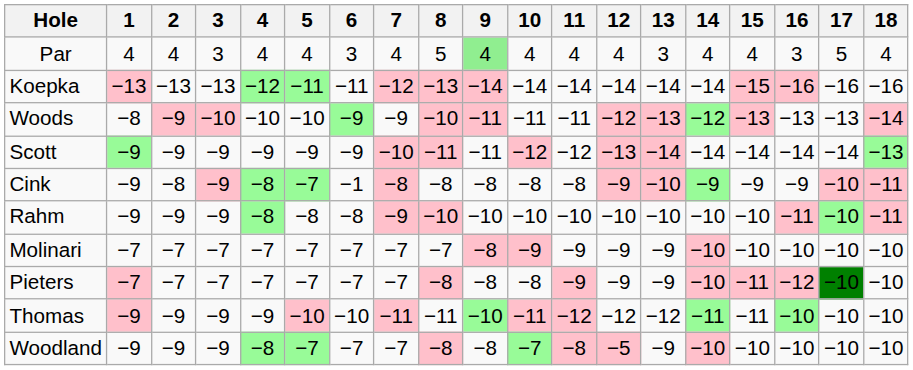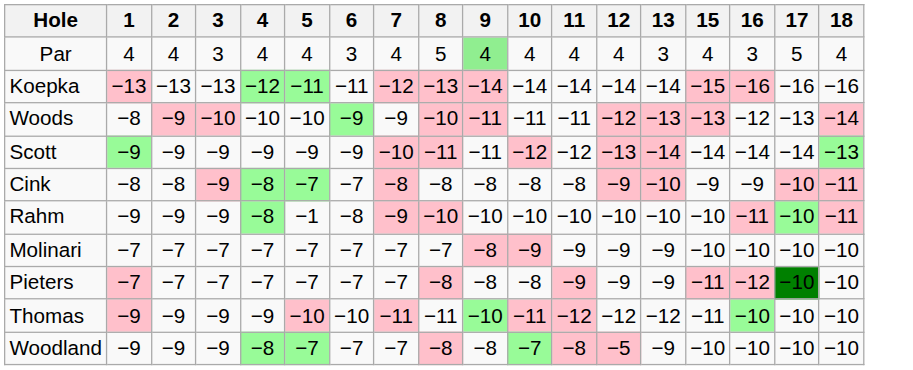- column: (708, 20)
(797, 119) −13 -> (752, 119) −12
(129, 184) −9 -> (129, 184) −8
(352, 184) −1 -> (352, 184) −7
(307, 217) −8 -> (307, 217) −1
